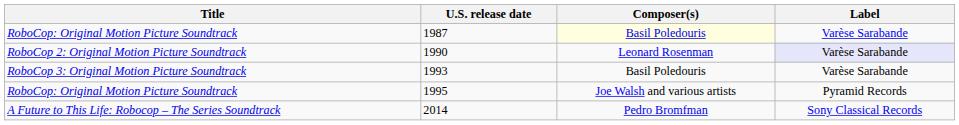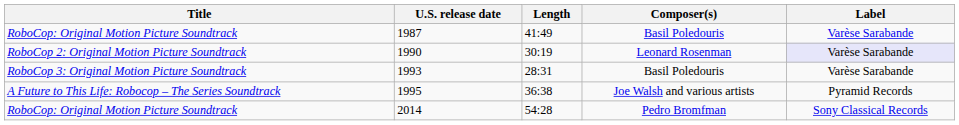+ column: (552, 14)
(666, 33) lightyellow background -> (684, 33) no background
(122, 91) RoboCop: Original Motion Picture Soundtrack -> (144, 91) A Future to This Life: Robocop – The Series Soundtrack
(144, 110) A Future to This Life: Robocop – The Series Soundtrack -> (122, 110) RoboCop: Original Motion Picture Soundtrack
